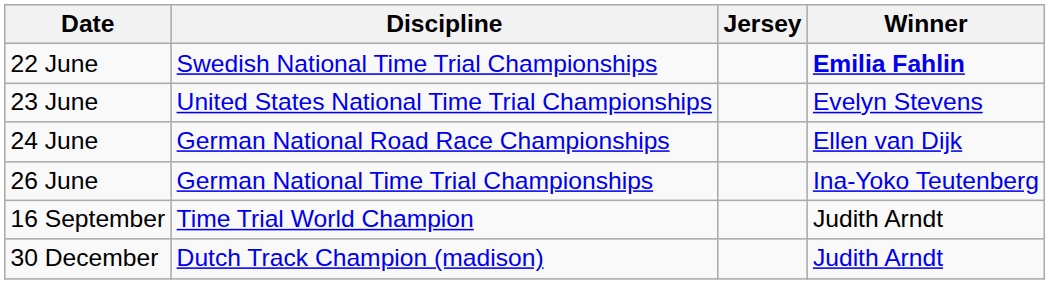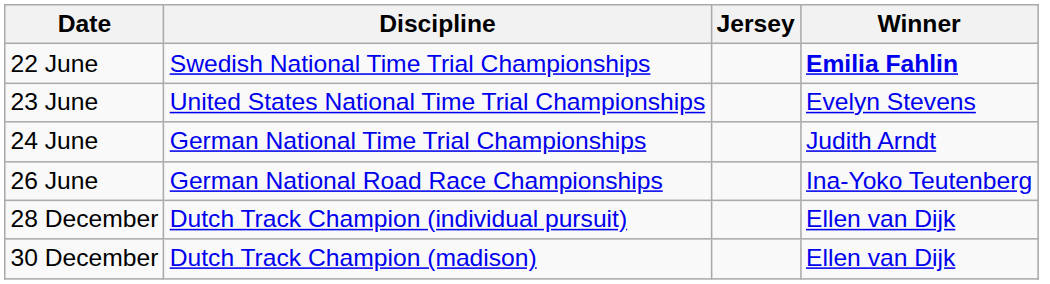(423, 141) German National Road Race Championships -> (408, 141) German National Time Trial Championships
(888, 141) Ellen van Dijk -> (871, 141) Judith Arndt
(415, 180) German National Time Trial Championships -> (416, 180) German National Road Race Championships
- row: (88, 219)
+ row: (84, 219)
(878, 258) Judith Arndt -> (881, 258) Ellen van Dijk
